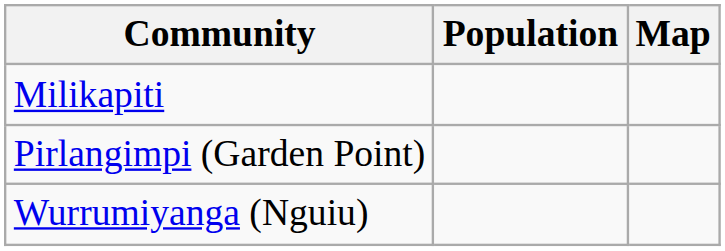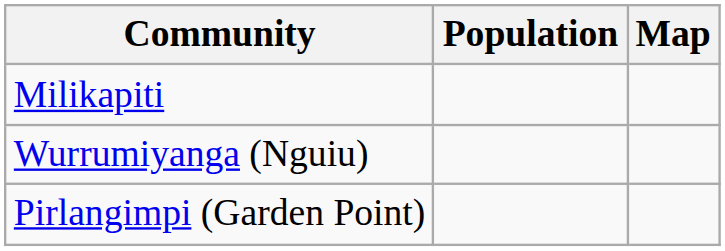rows swapped: (220, 153) <-> (191, 213)
